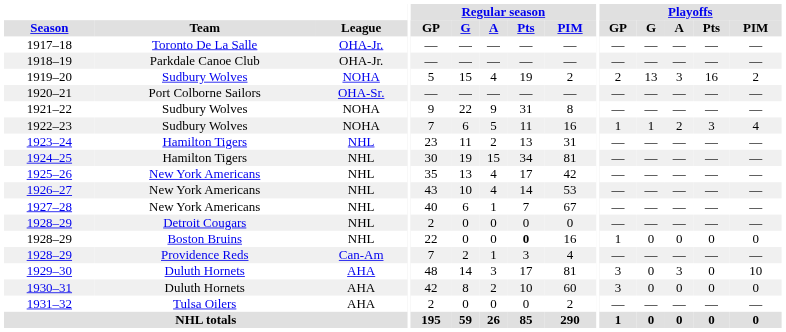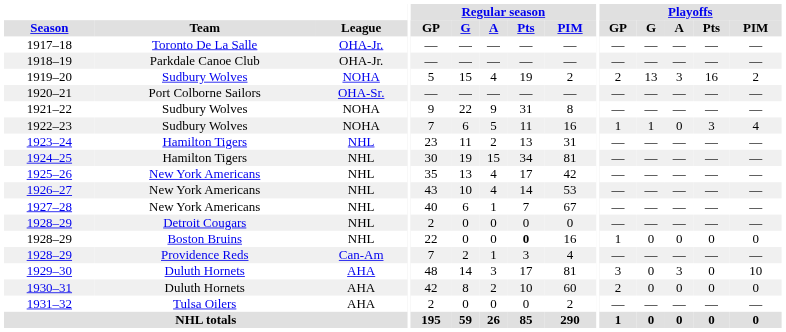(679, 125) 2 -> (679, 125) 0
(618, 287) 3 -> (618, 287) 2
